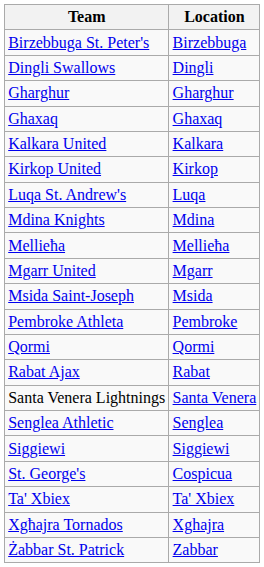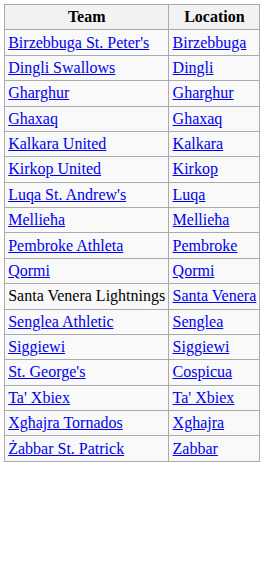- row: (56, 220)
- row: (52, 270)
- row: (71, 296)
- row: (44, 372)
